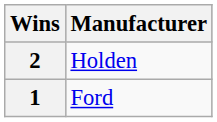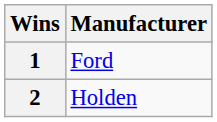rows swapped: (35, 60) <-> (35, 98)
